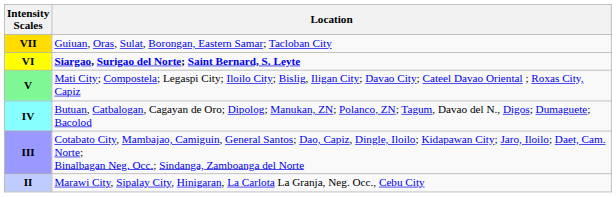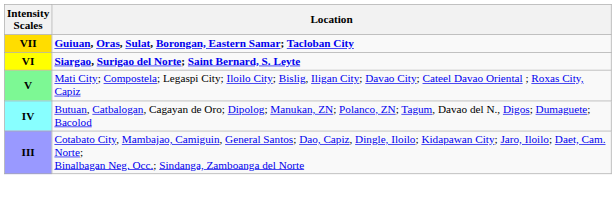(193, 43) normal -> (204, 43) bold
- row: (28, 182)
